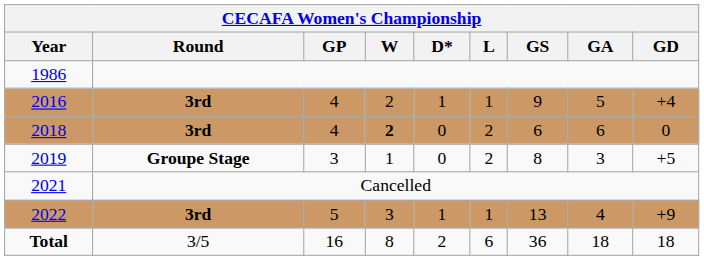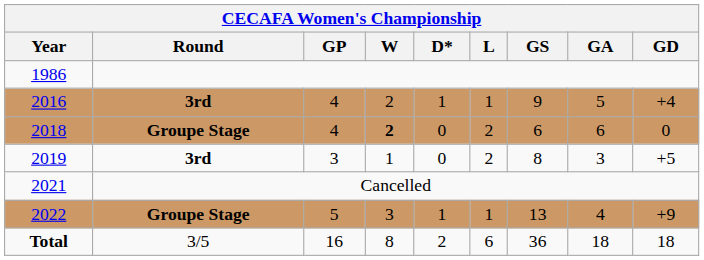(198, 130) 3rd -> (198, 130) Groupe Stage
(198, 158) Groupe Stage -> (198, 158) 3rd
(198, 213) 3rd -> (198, 213) Groupe Stage
